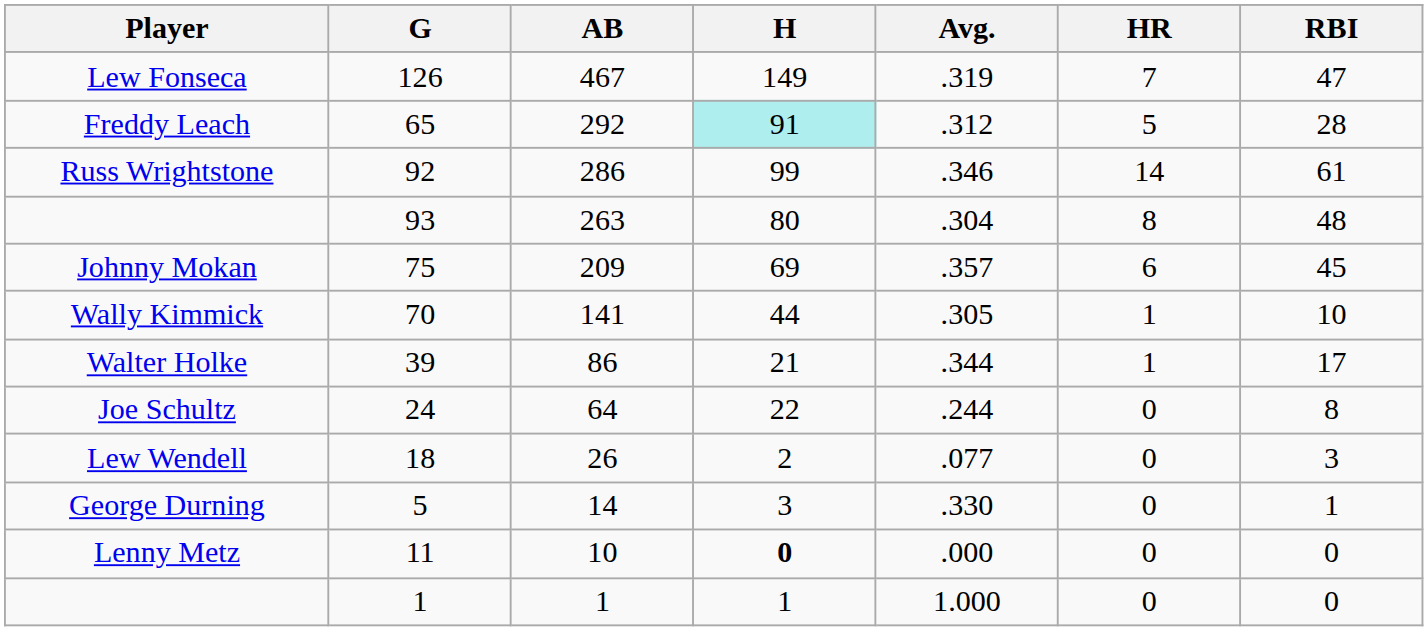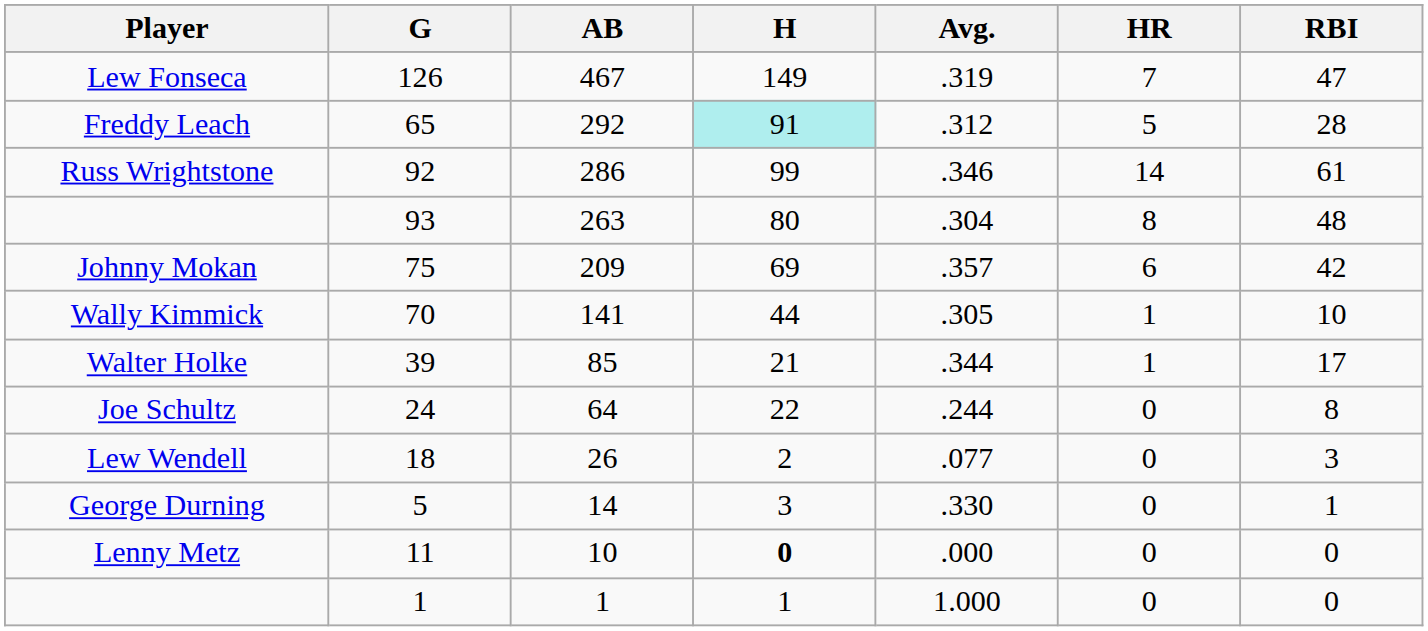(1332, 266) 45 -> (1332, 266) 42
(602, 362) 86 -> (602, 362) 85
